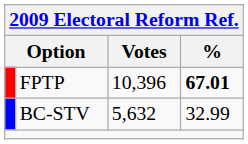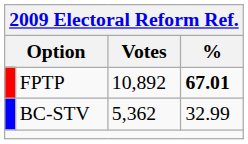(139, 82) 10,396 -> (139, 82) 10,892
(134, 113) 5,632 -> (134, 113) 5,362
